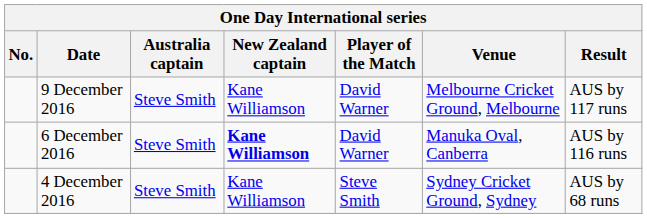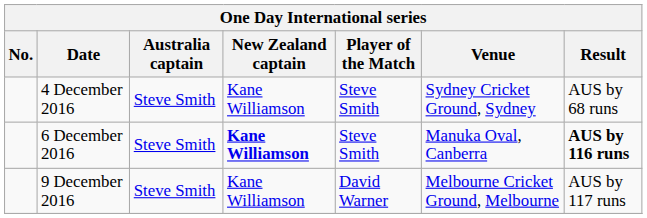rows swapped: (82, 190) <-> (82, 99)
(364, 145) David Warner -> (359, 145) Steve Smith
(598, 145) normal -> (599, 145) bold
